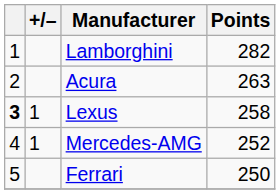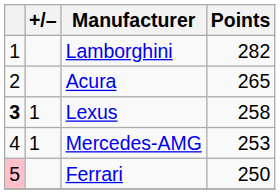(254, 82) 263 -> (254, 82) 265
(254, 143) 252 -> (254, 143) 253
(15, 174) no background -> (15, 174) pink background
